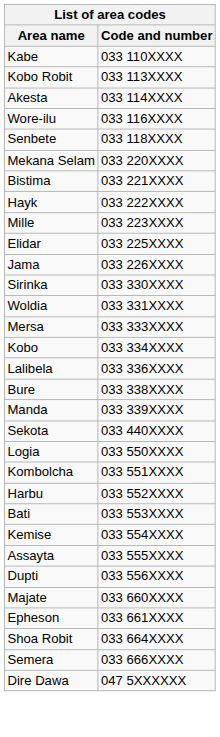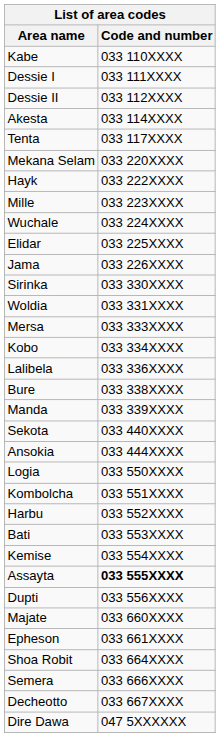+ row: (31, 77)
+ row: (33, 98)
- row: (40, 77)
- row: (32, 118)
+ row: (23, 139)
- row: (32, 139)
- row: (29, 181)
+ row: (33, 222)
+ row: (31, 451)
(142, 555) normal -> (142, 576) bold
+ row: (37, 701)
